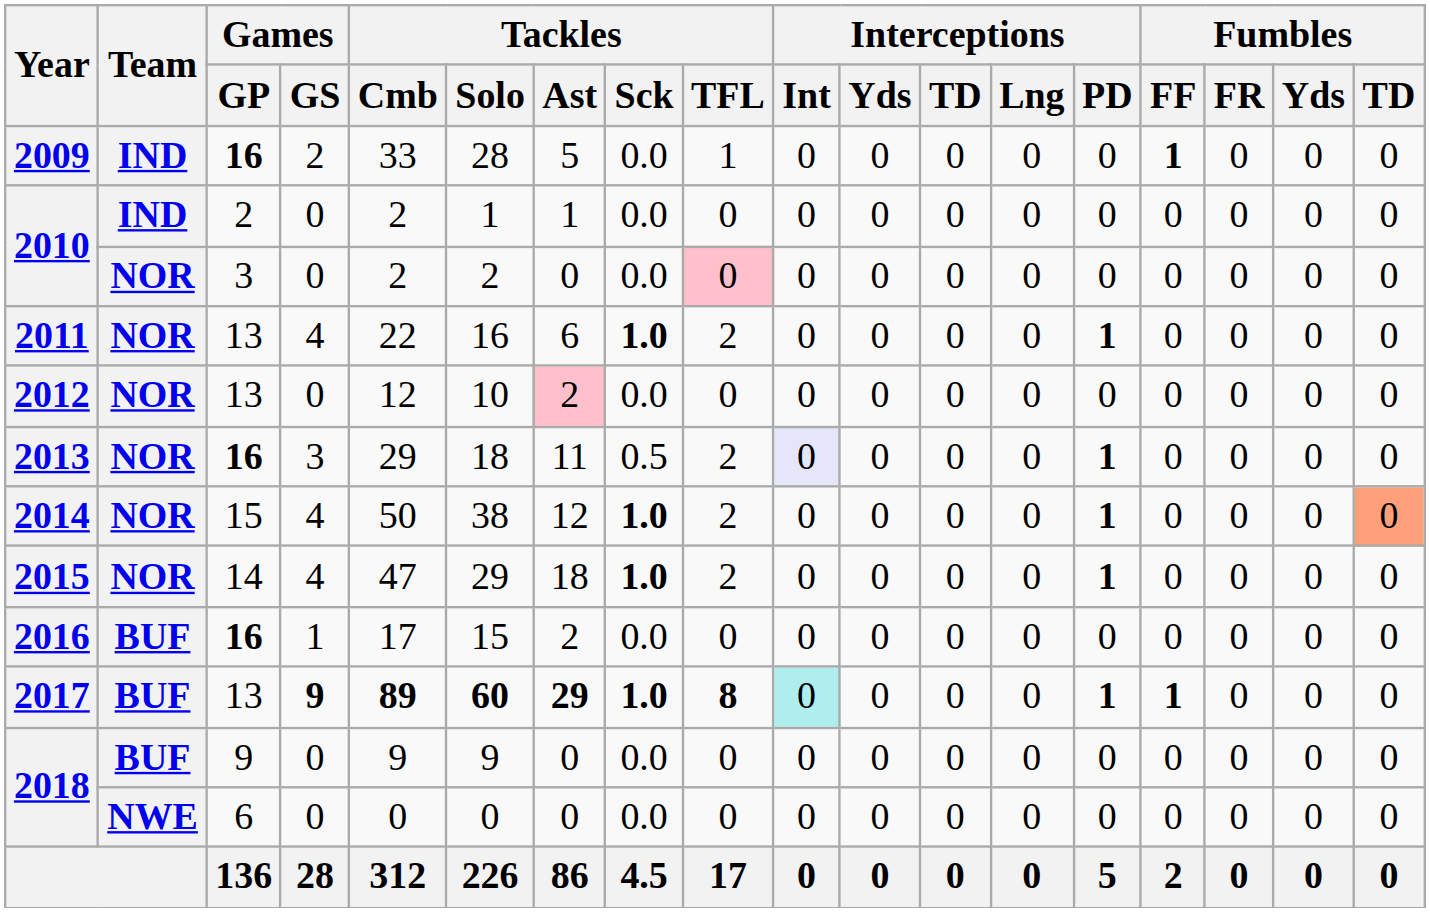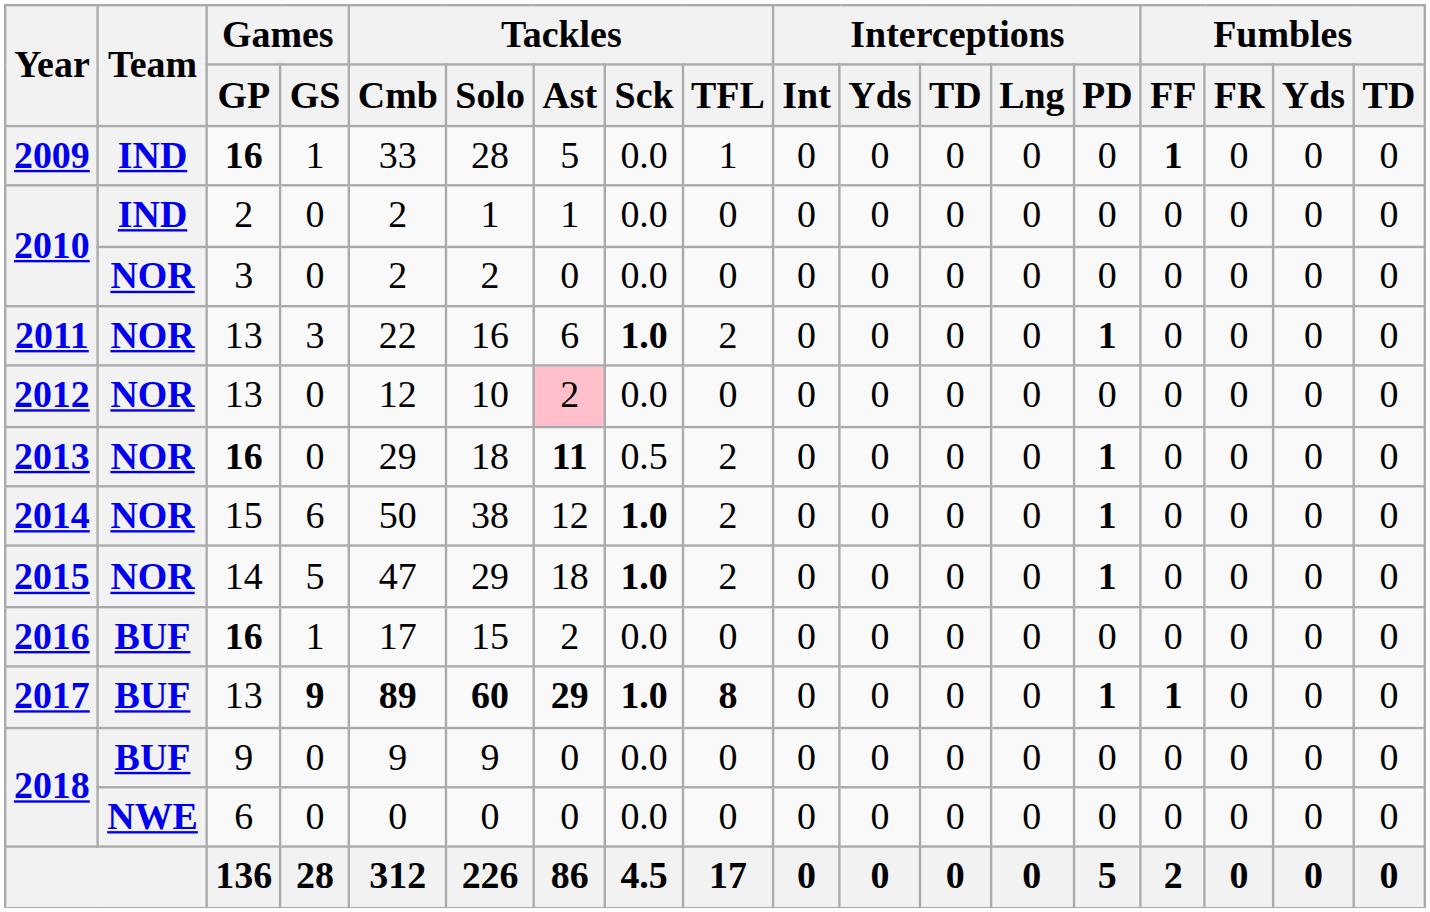(315, 154) 2 -> (315, 154) 1
(728, 275) pink background -> (728, 275) no background
(315, 335) 4 -> (315, 335) 3
(315, 455) 3 -> (315, 455) 0
(570, 455) normal -> (570, 455) bold
(807, 455) lavender background -> (807, 455) no background
(315, 515) 4 -> (315, 515) 6
(1389, 515) lightsalmon background -> (1389, 515) no background
(315, 575) 4 -> (315, 575) 5
(807, 696) paleturquoise background -> (807, 696) no background
